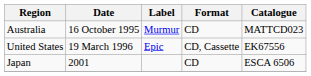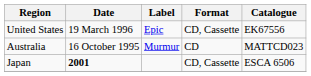rows swapped: (26, 29) <-> (35, 46)
(79, 63) normal -> (79, 63) bold
(191, 63) CD -> (212, 63) CD, Cassette
